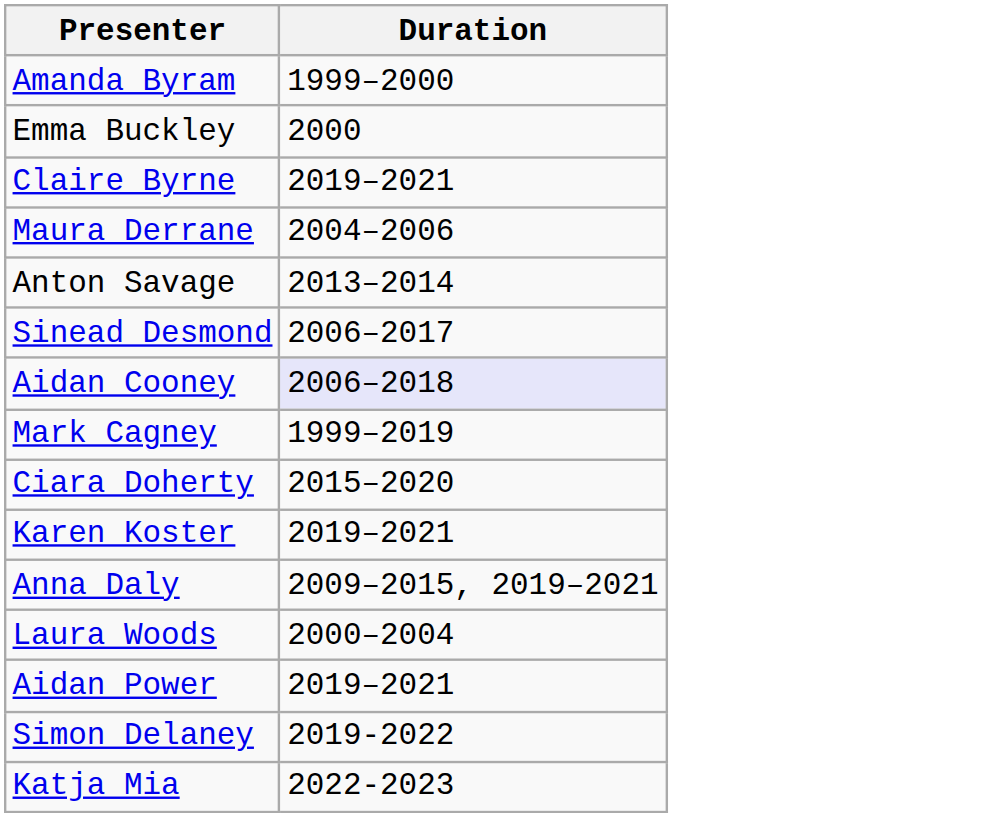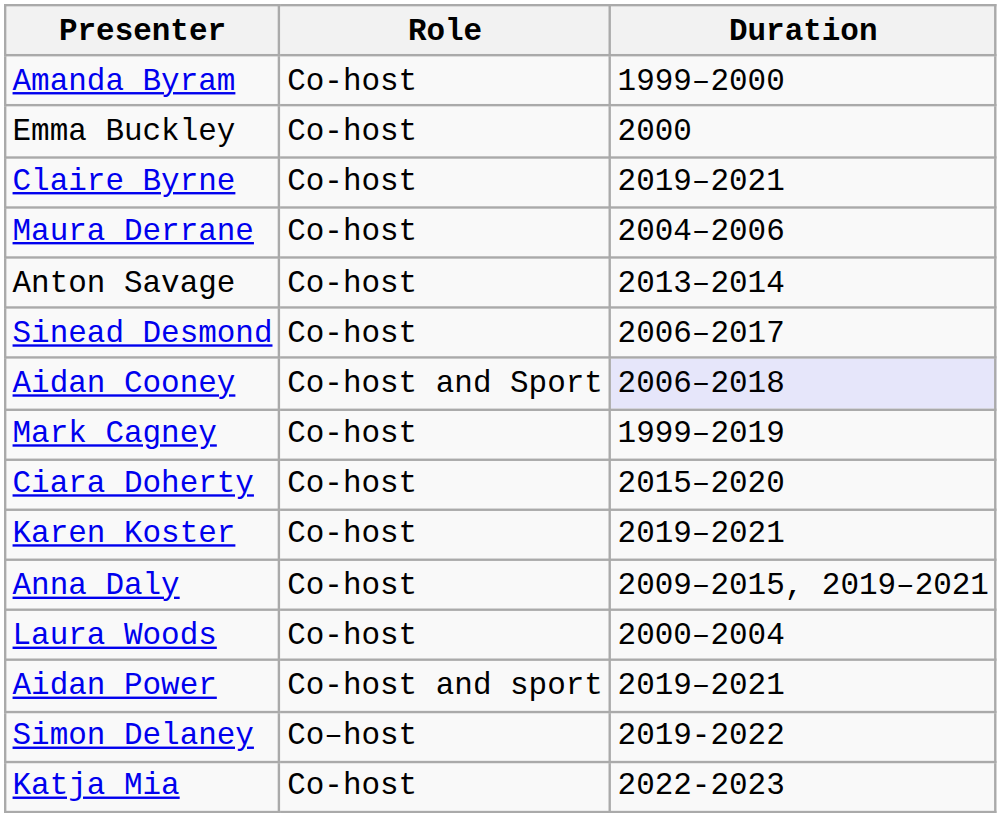+ column: (445, 30)
